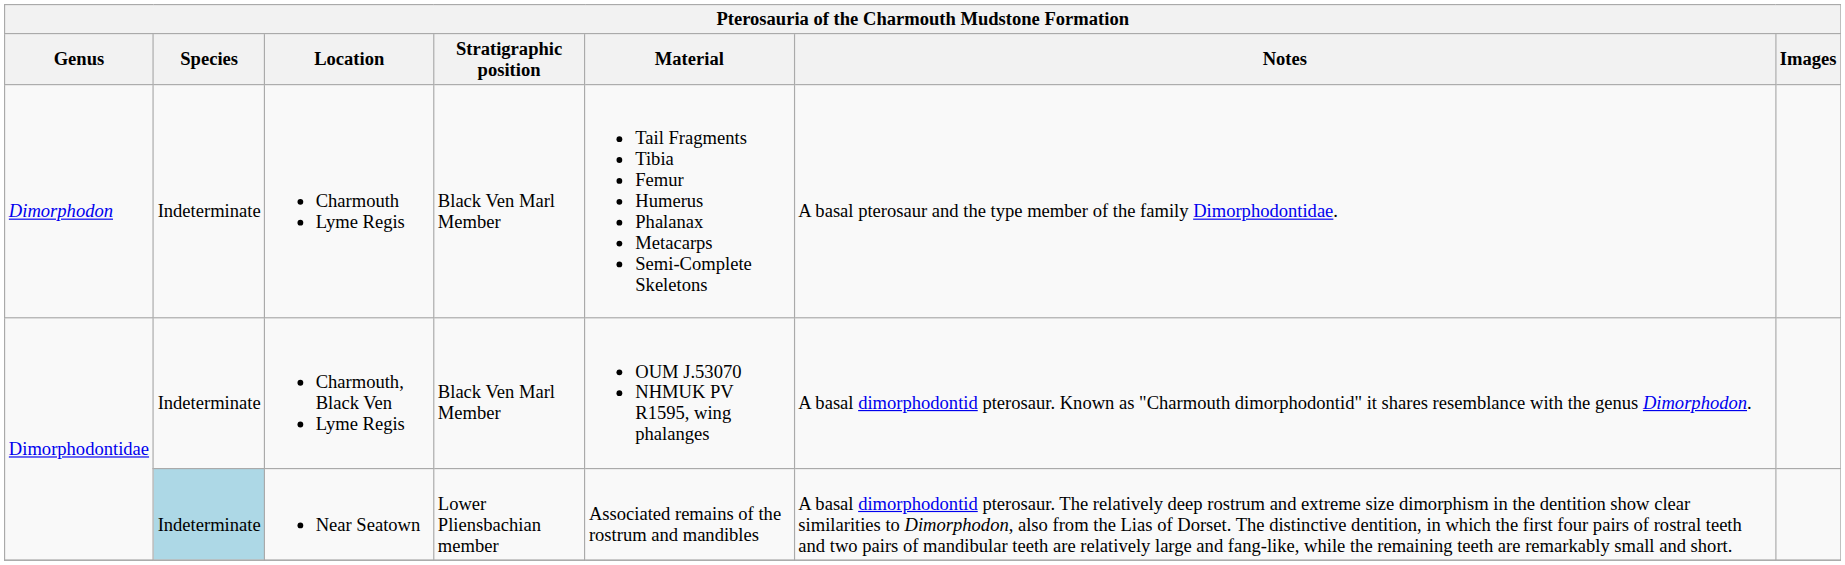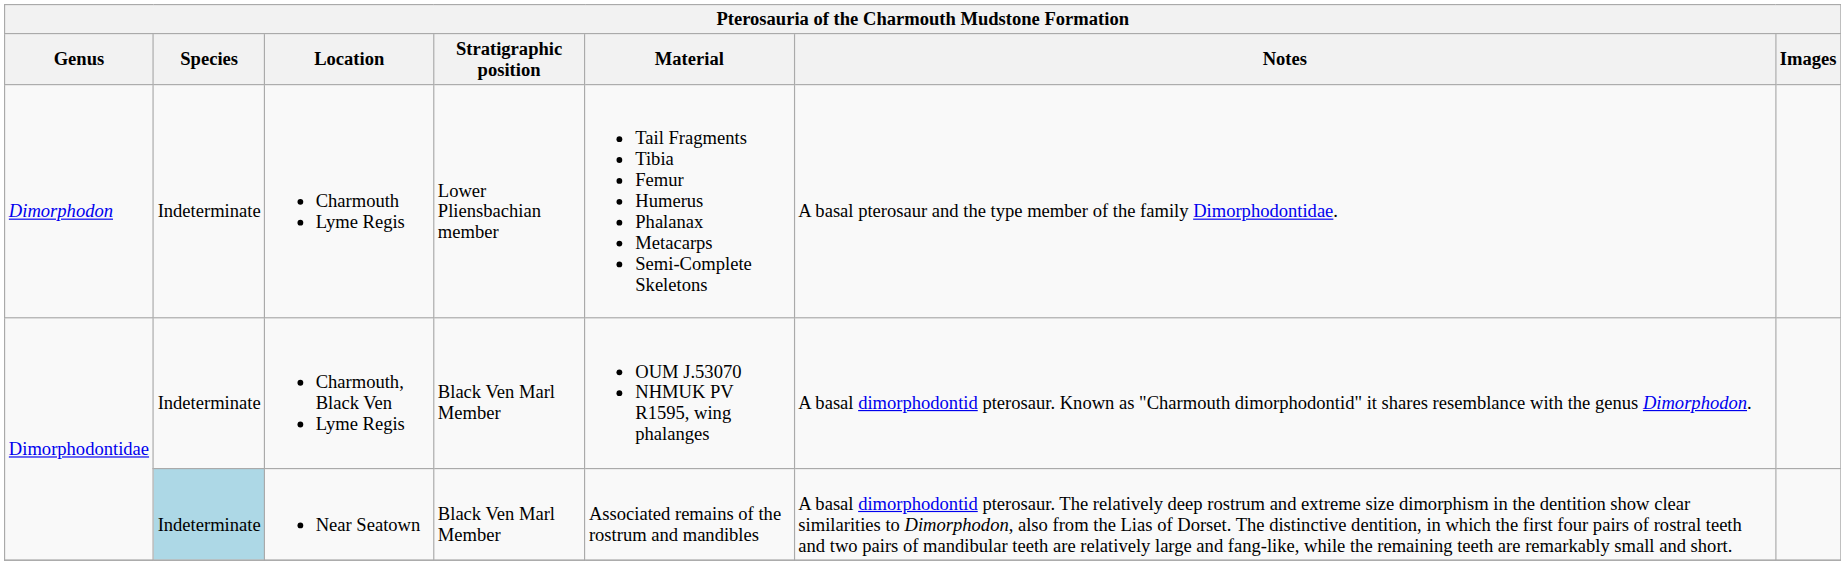(496, 211) Black Ven Marl Member -> (489, 211) Lower Pliensbachian member
(489, 524) Lower Pliensbachian member -> (496, 524) Black Ven Marl Member
